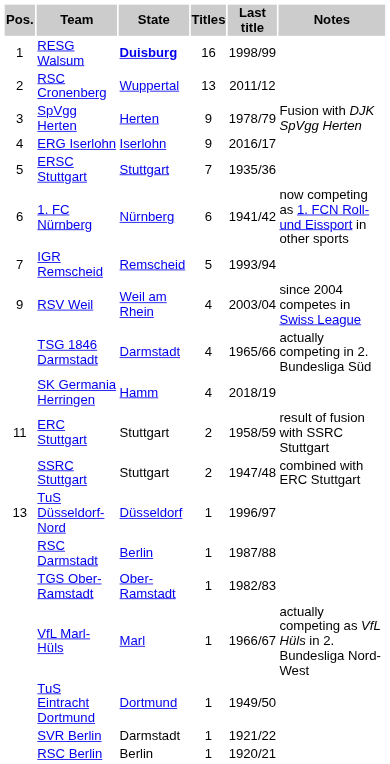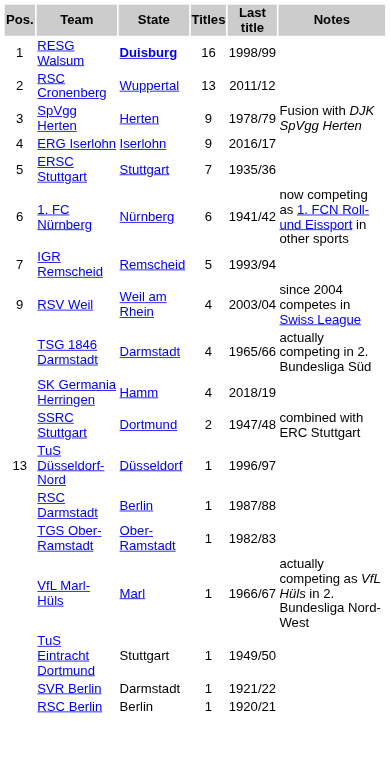- row: (62, 432)
(144, 472) Stuttgart -> (148, 425) Dortmund
(148, 703) Dortmund -> (144, 655) Stuttgart
